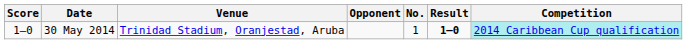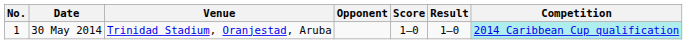columns swapped: (416, 13) <-> (23, 13)
(450, 30) bold -> (450, 30) normal
